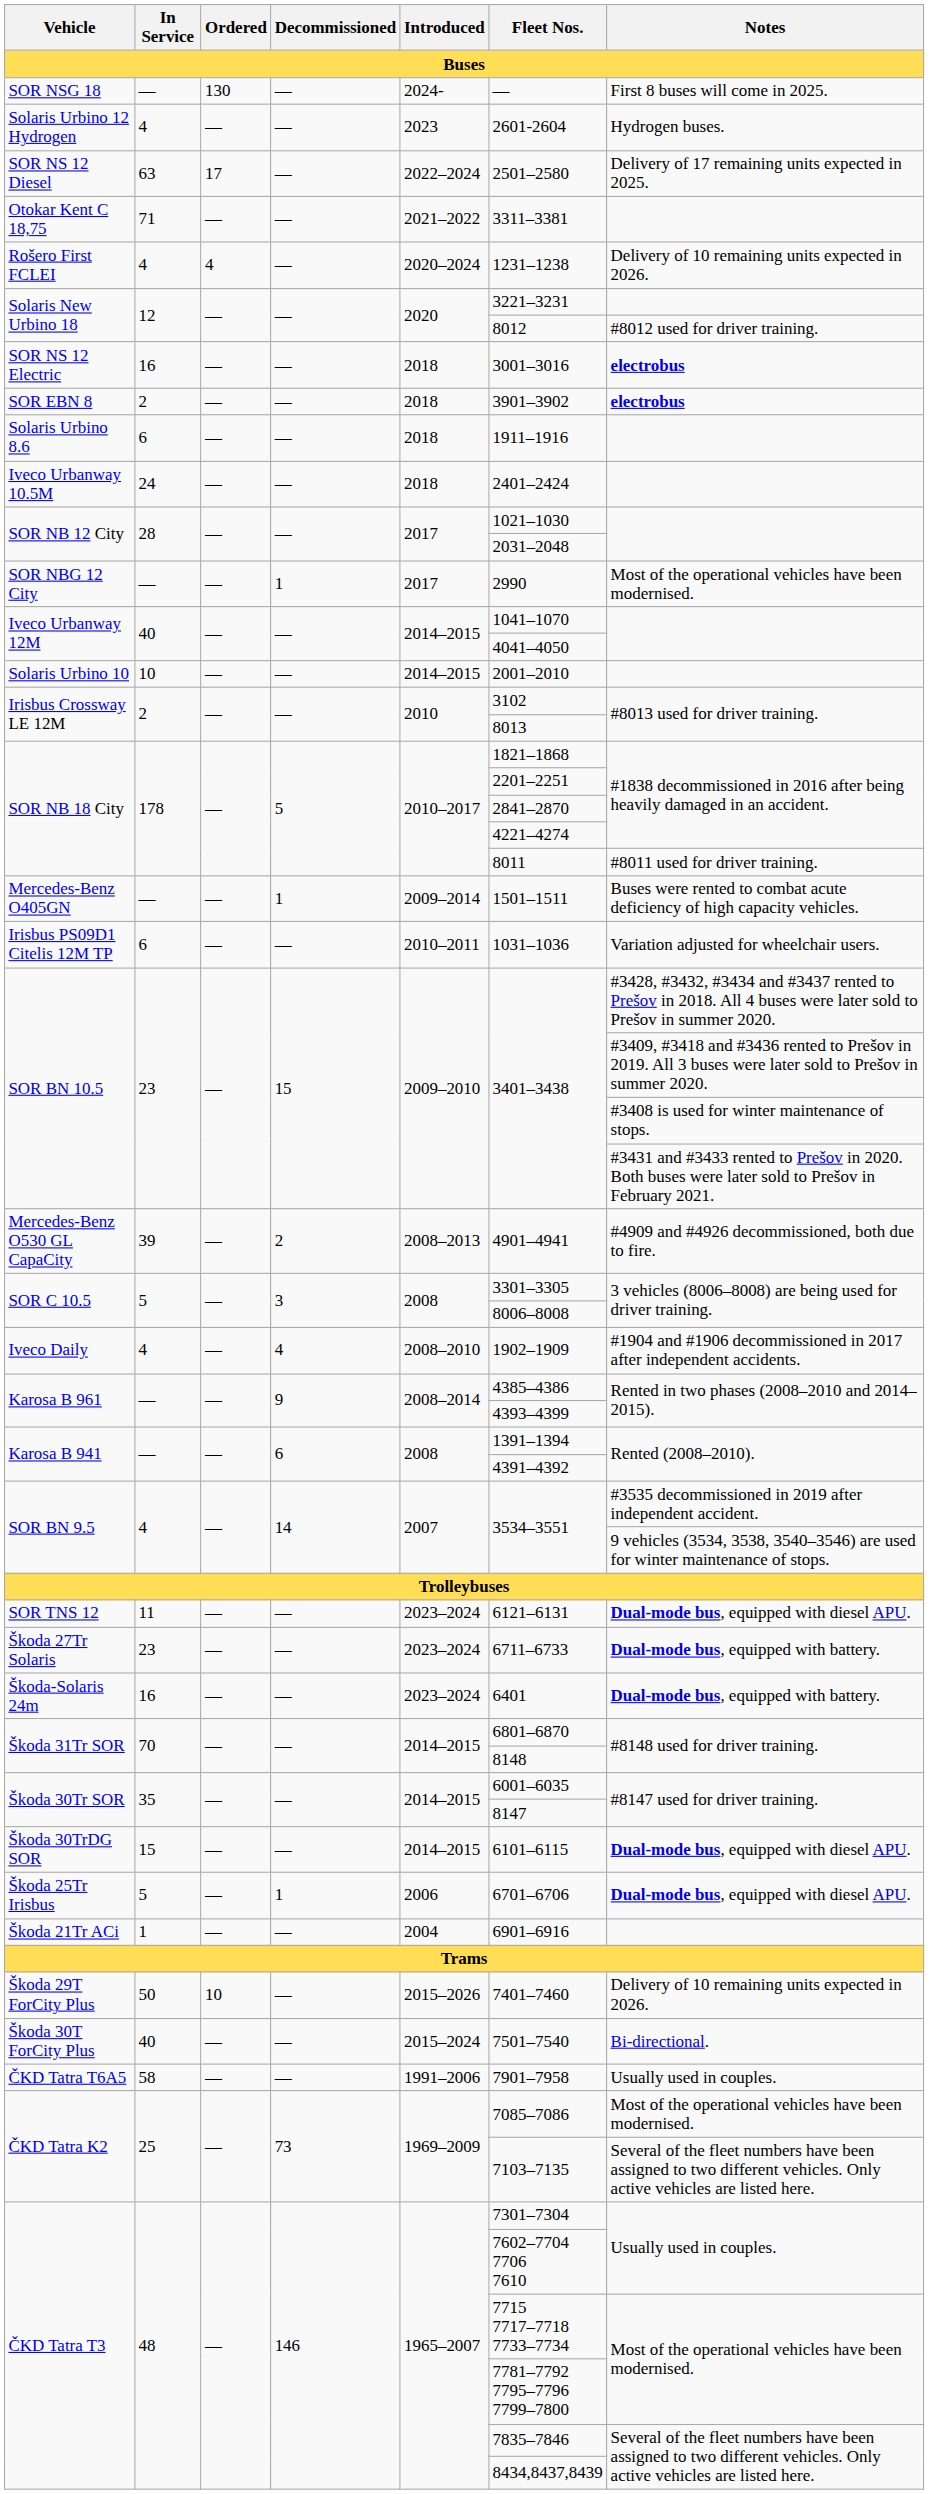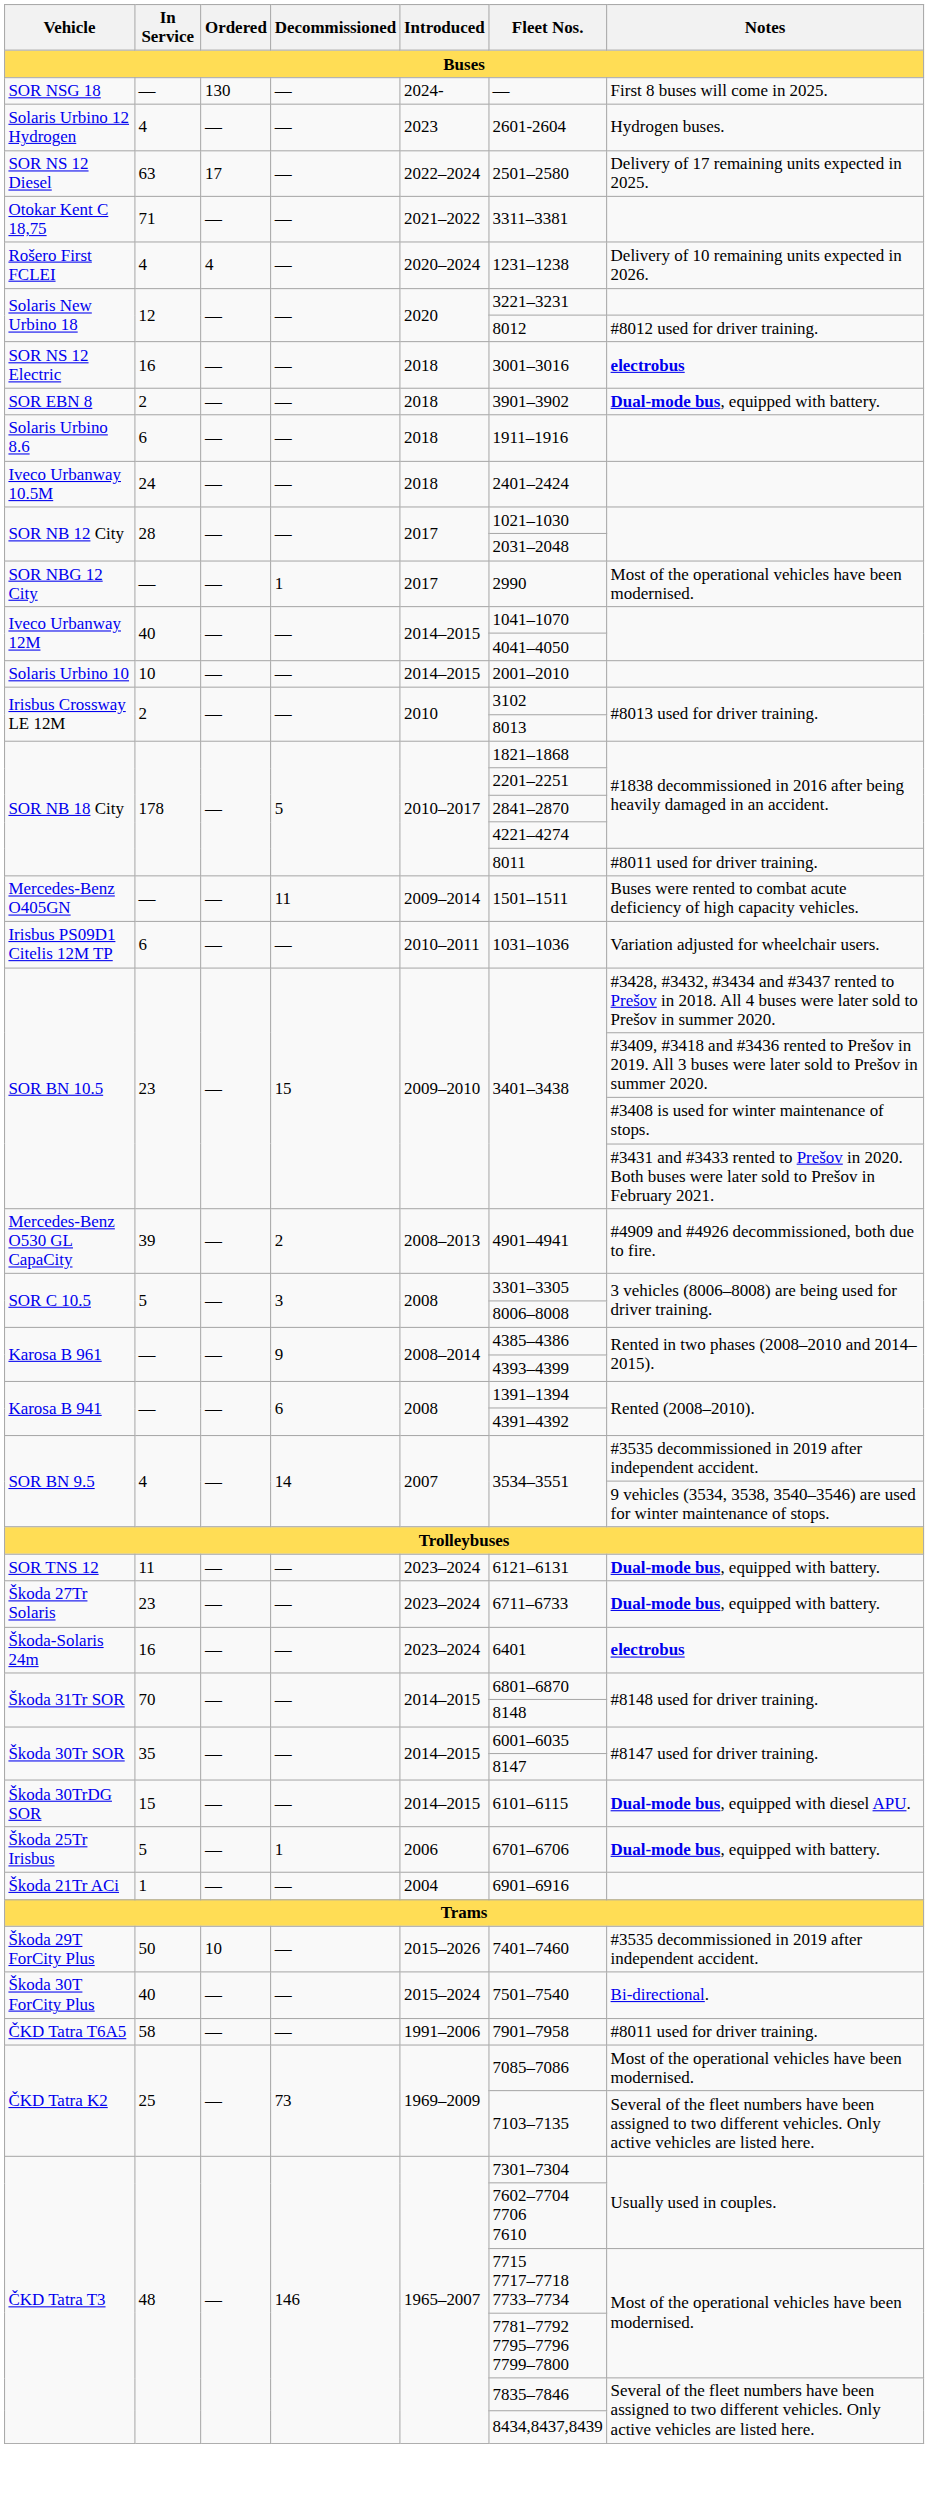(648, 401) electrobus -> (745, 401) Dual-mode bus, equipped with battery.
(279, 898) 1 -> (283, 898) 11
- row: (48, 1350)
(761, 1613) Dual-mode bus, equipped with diesel APU. -> (745, 1567) Dual-mode bus, equipped with battery.
(745, 1695) Dual-mode bus, equipped with battery. -> (648, 1649) electrobus
(761, 1895) Dual-mode bus, equipped with diesel APU. -> (745, 1849) Dual-mode bus, equipped with battery.
(756, 1995) Delivery of 10 remaining units expected in 2026. -> (736, 1949) #3535 decommissioned in 2019 after independent accident.
(694, 2077) Usually used in couples. -> (714, 2031) #8011 used for driver training.
